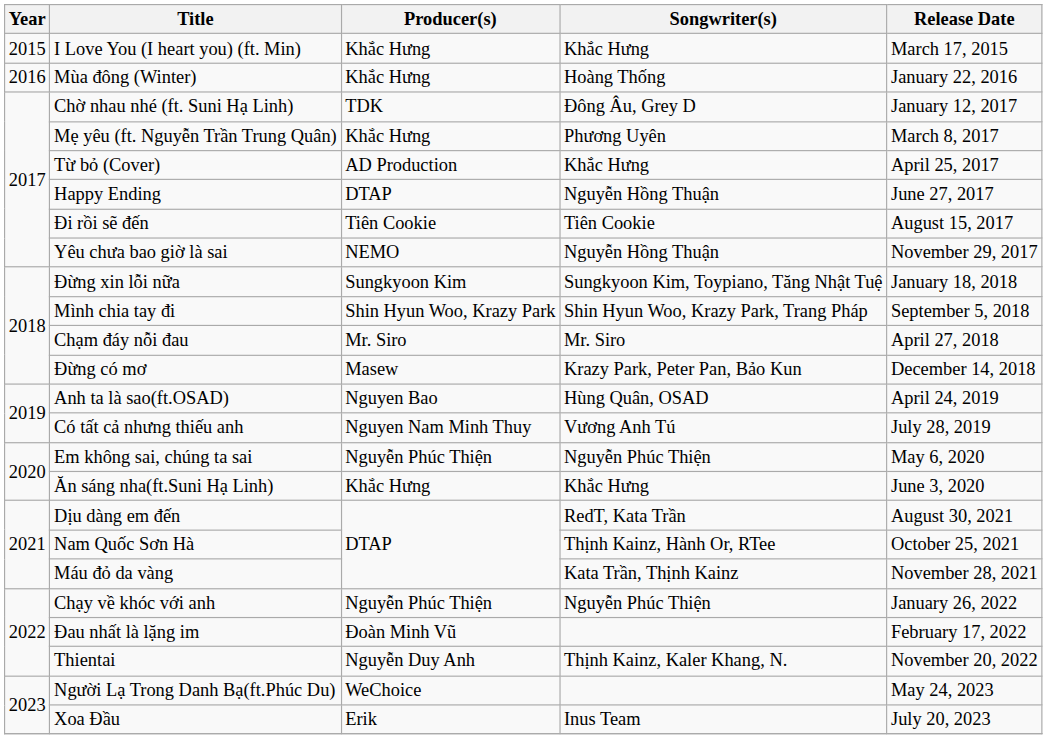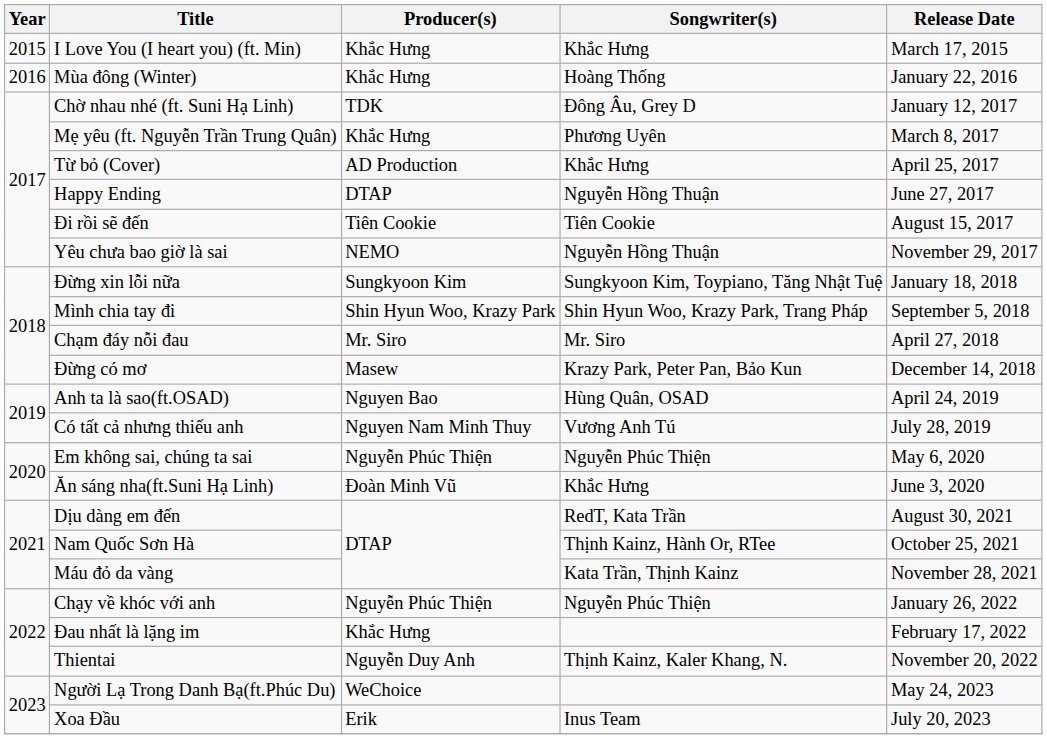(388, 485) Khắc Hưng -> (401, 485) Đoàn Minh Vũ
(401, 631) Đoàn Minh Vũ -> (388, 631) Khắc Hưng
